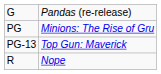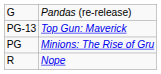rows swapped: (14, 28) <-> (21, 45)
